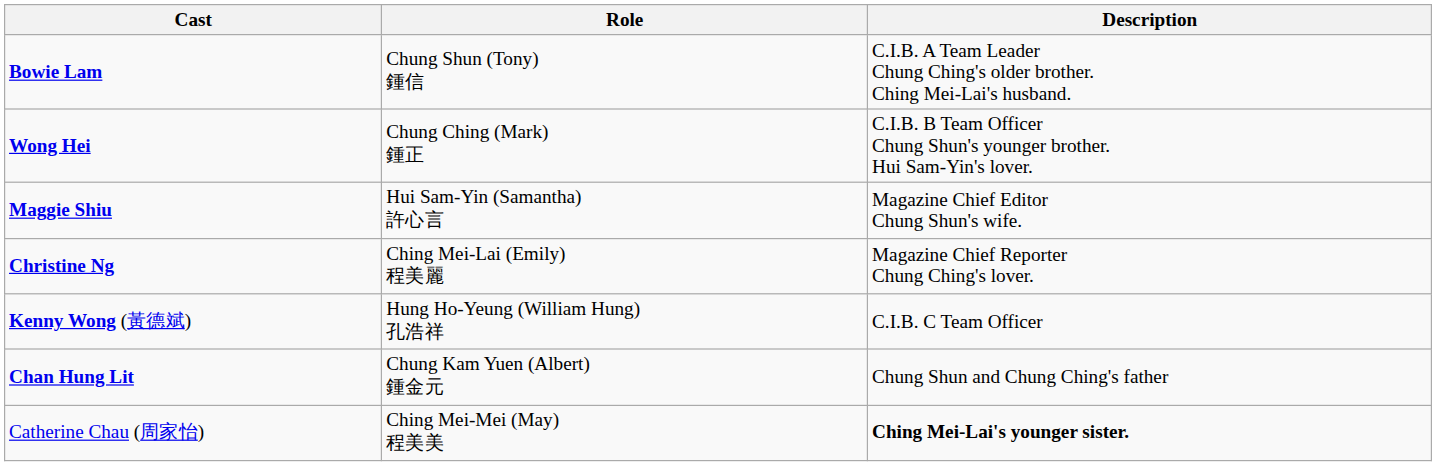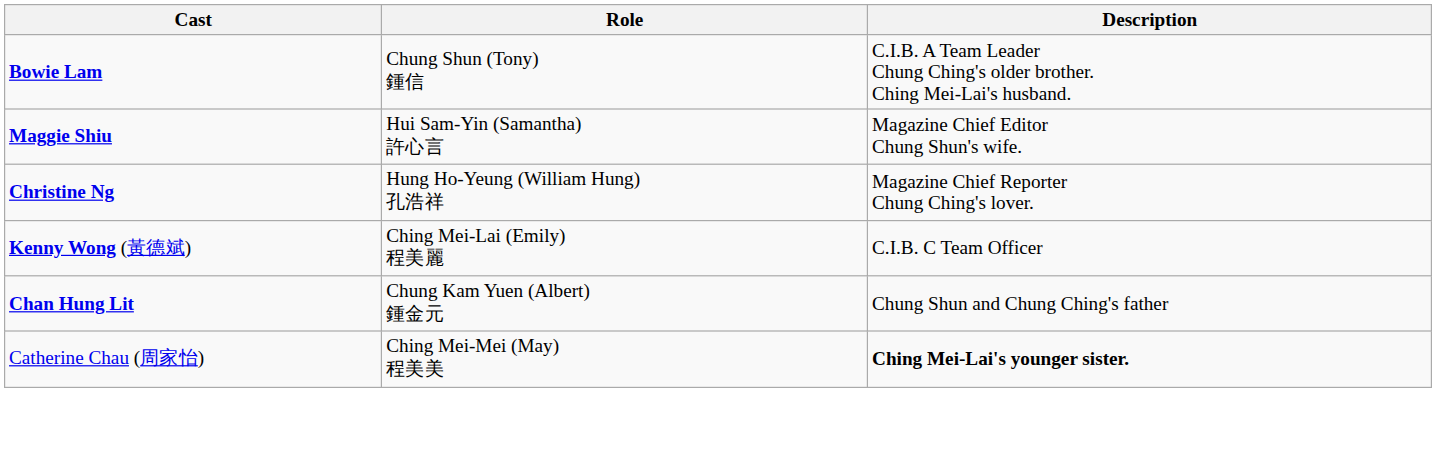- row: (50, 145)
(476, 264) Ching Mei-Lai (Emily) 程美麗 -> (513, 190) Hung Ho-Yeung (William Hung) 孔浩祥
(513, 320) Hung Ho-Yeung (William Hung) 孔浩祥 -> (476, 246) Ching Mei-Lai (Emily) 程美麗
